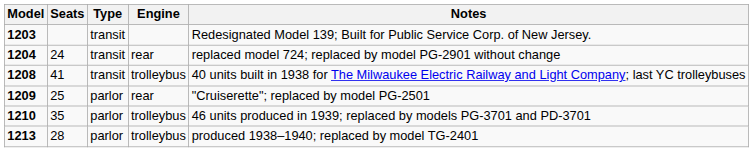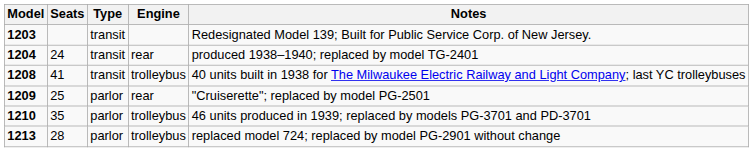(376, 55) replaced model 724; replaced by model PG-2901 without change -> (335, 55) produced 1938–1940; replaced by model TG-2401
(335, 136) produced 1938–1940; replaced by model TG-2401 -> (376, 136) replaced model 724; replaced by model PG-2901 without change
